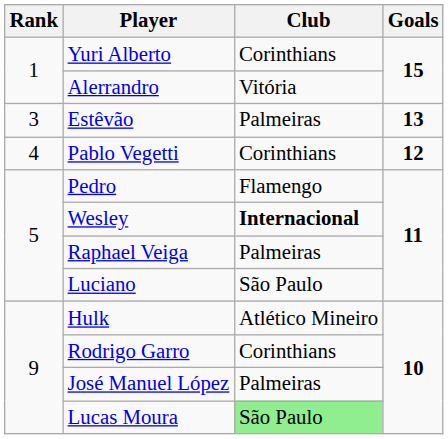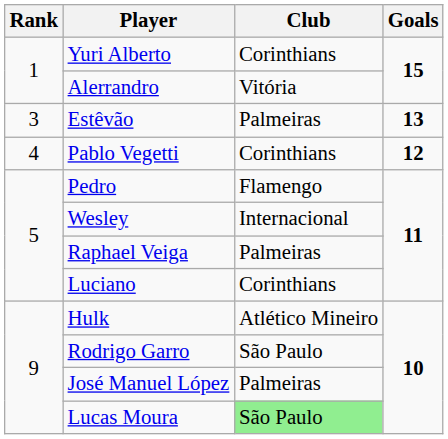(299, 218) bold -> (294, 218) normal
(281, 284) São Paulo -> (287, 284) Corinthians
(287, 350) Corinthians -> (281, 350) São Paulo
